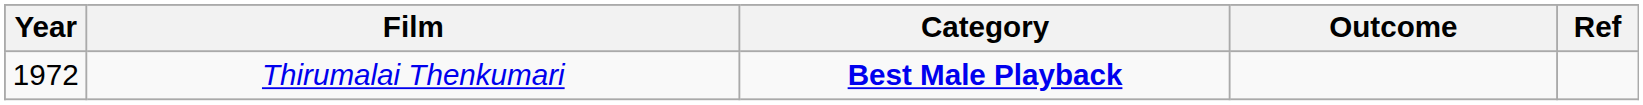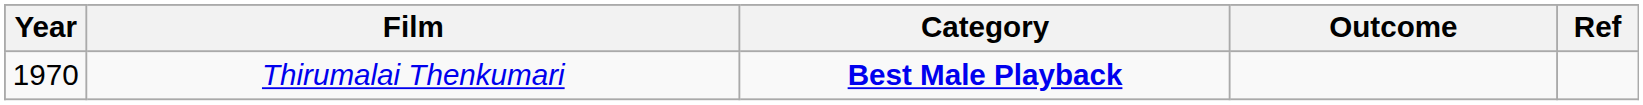(46, 74) 1972 -> (46, 74) 1970
